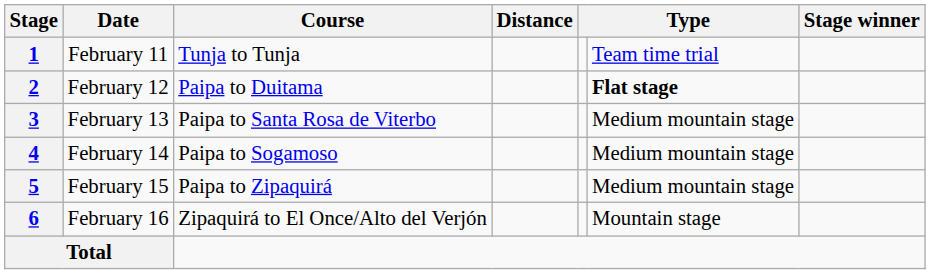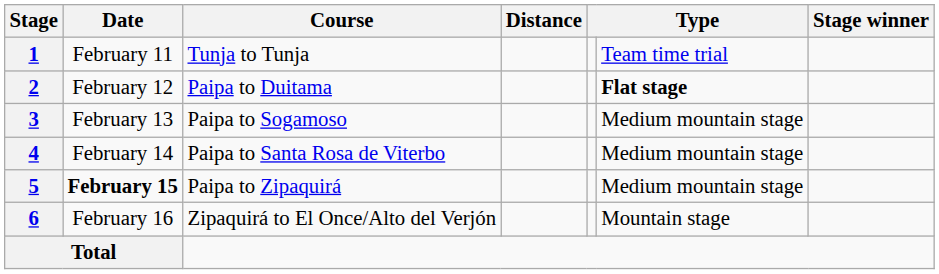(307, 119) Paipa to Santa Rosa de Viterbo -> (267, 119) Paipa to Sogamoso
(258, 152) Paipa to Sogamoso -> (316, 152) Paipa to Santa Rosa de Viterbo
(118, 185) normal -> (123, 185) bold
